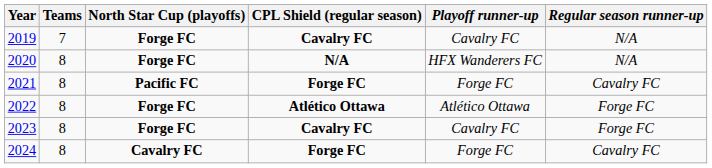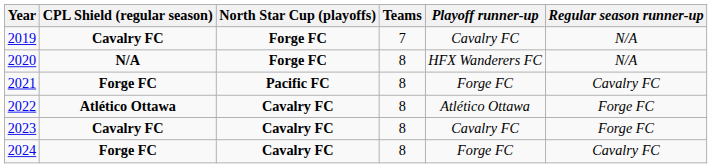columns swapped: (62, 15) <-> (337, 15)
(167, 106) Forge FC -> (298, 106) Cavalry FC
(167, 128) Forge FC -> (298, 128) Cavalry FC
